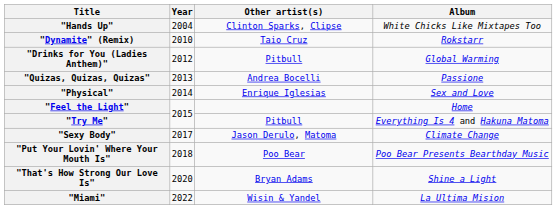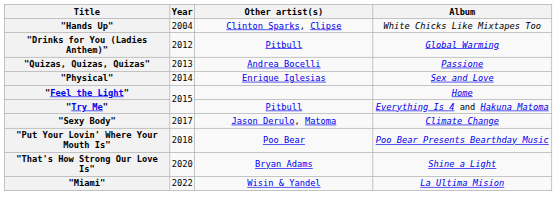- row: (87, 40)
